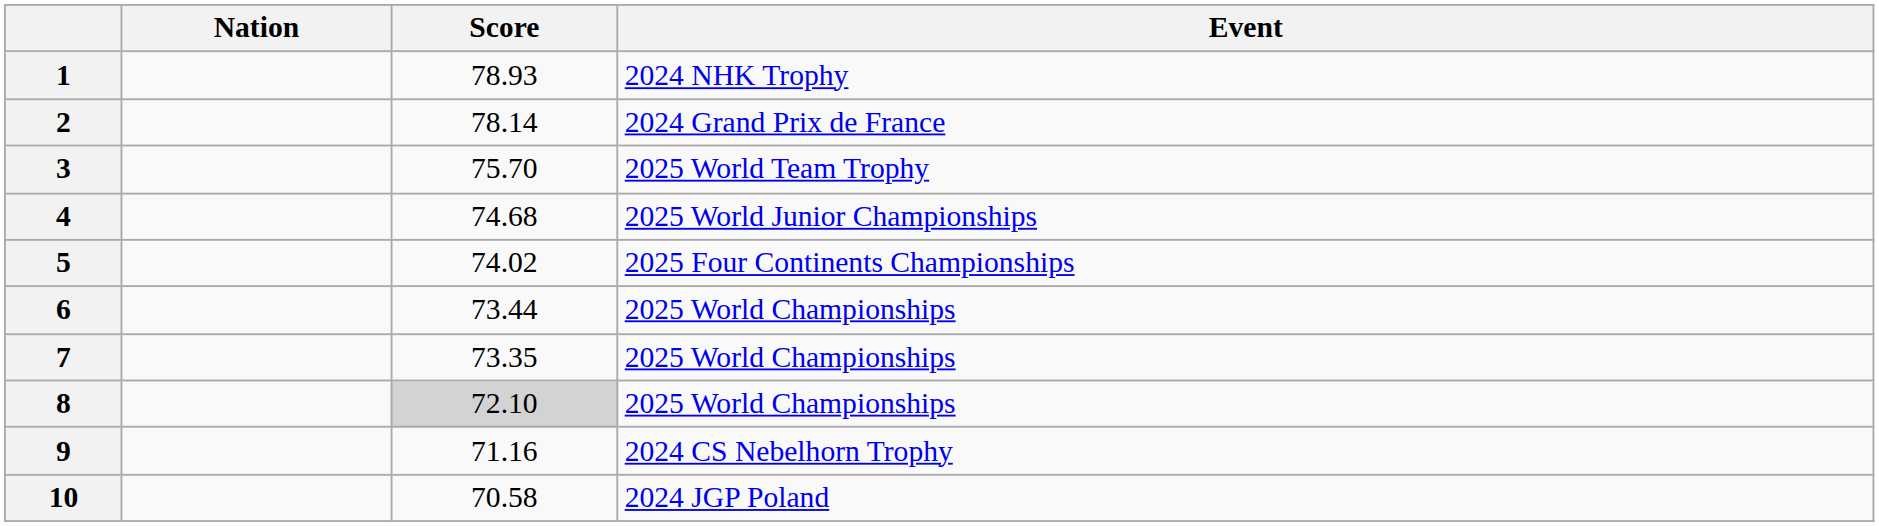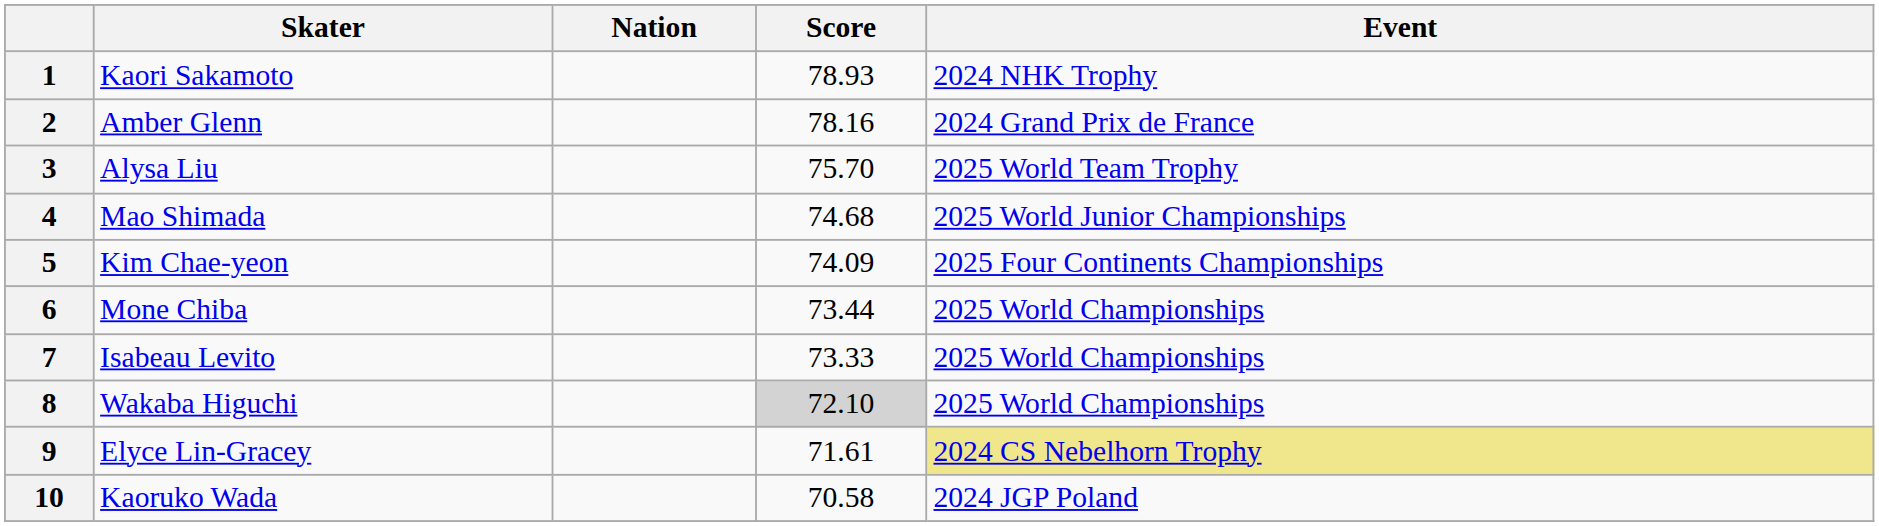+ column: (323, 27)
(504, 121) 78.14 -> (841, 121) 78.16
(504, 262) 74.02 -> (841, 262) 74.09
(504, 356) 73.35 -> (841, 356) 73.33
(504, 450) 71.16 -> (841, 450) 71.61
(789, 450) no background -> (1098, 450) khaki background
